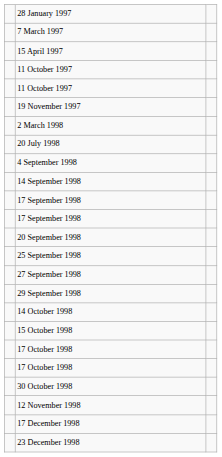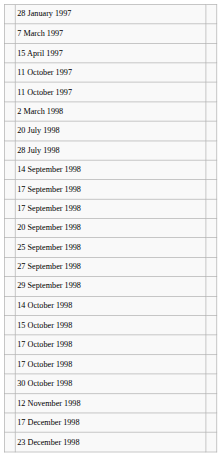- row: (10, 107)
+ row: (10, 150)
- row: (10, 163)
